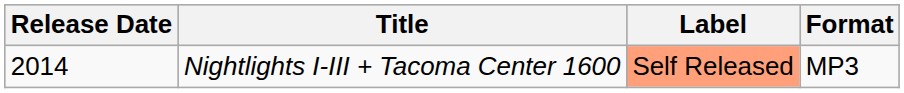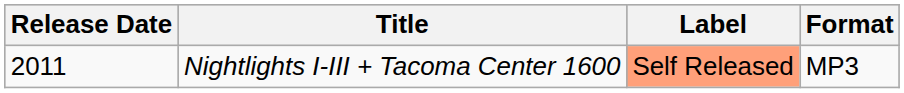(40, 66) 2014 -> (39, 66) 2011
